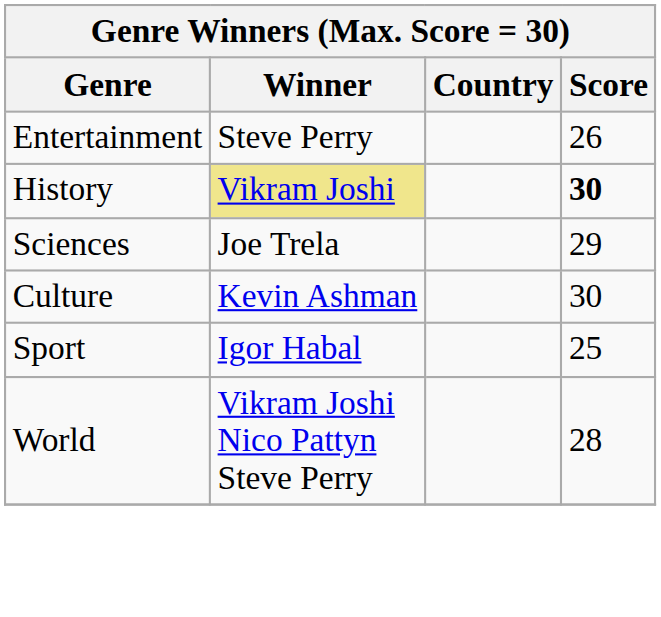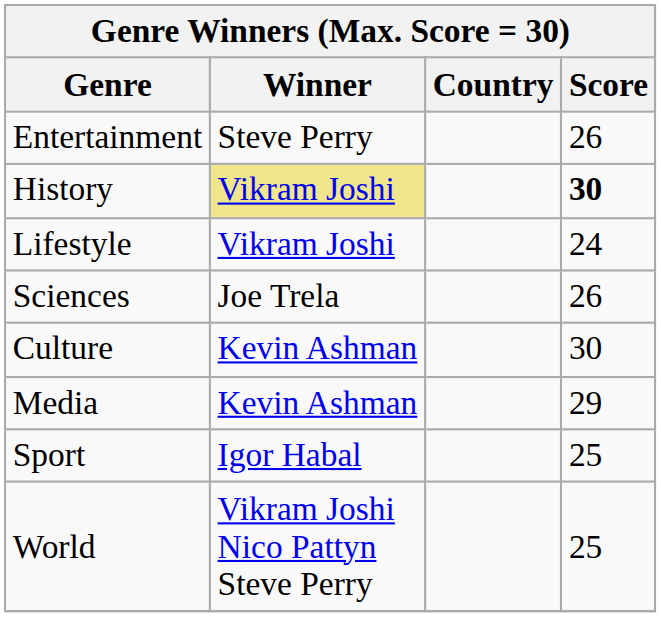+ row: (72, 243)
(586, 243) 29 -> (586, 296) 26
+ row: (55, 402)
(586, 439) 28 -> (586, 545) 25
